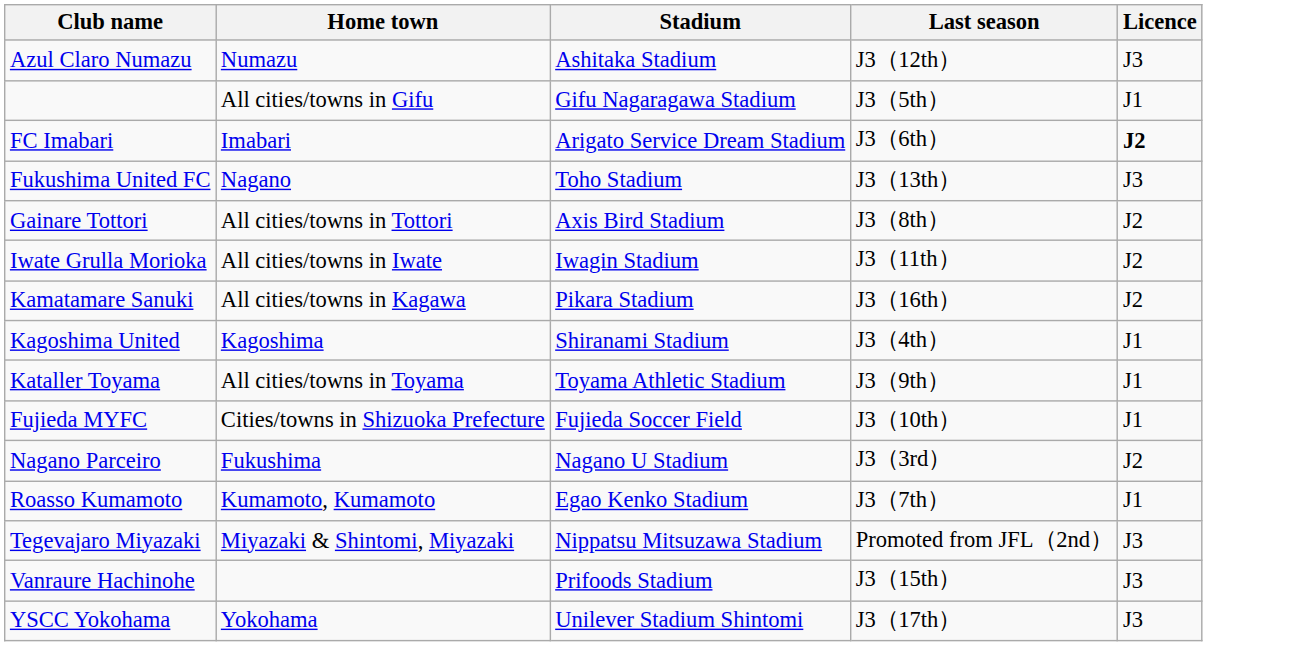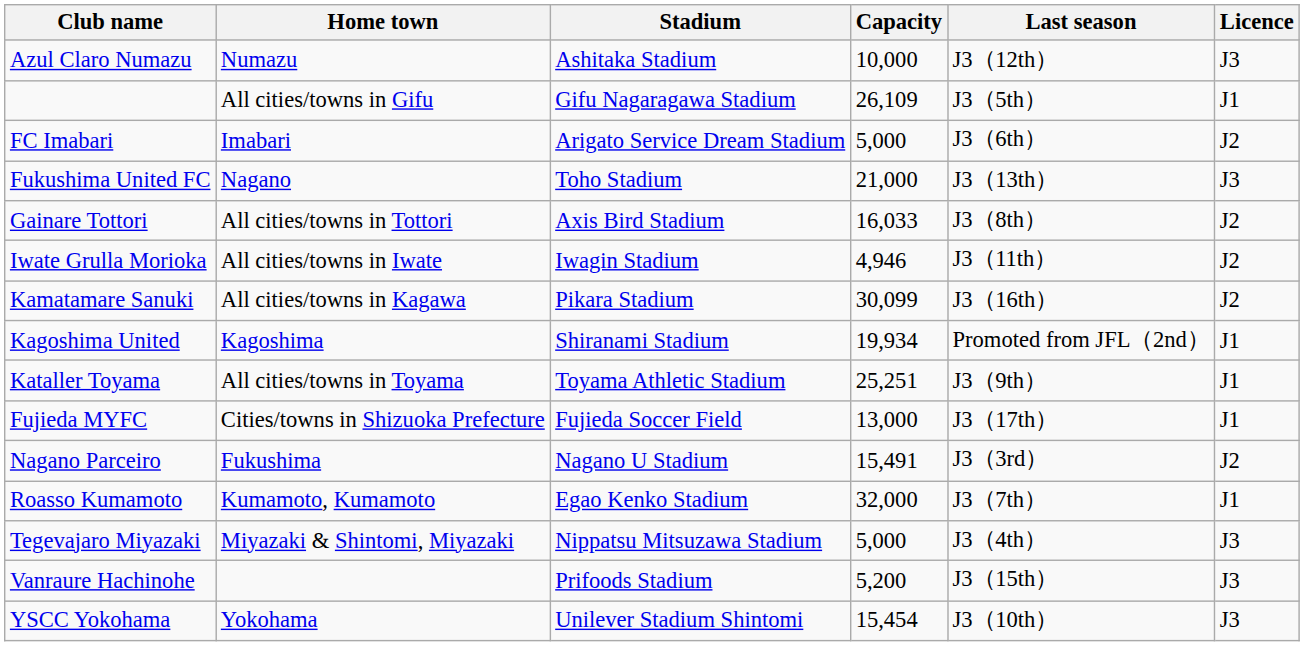+ column: (899, 22)
(1134, 140) bold -> (1230, 140) normal
(903, 339) J3（4th） -> (1081, 339) Promoted from JFL（2nd）
(908, 419) J3（10th） -> (1005, 419) J3（17th）
(984, 539) Promoted from JFL（2nd） -> (1000, 539) J3（4th）
(908, 619) J3（17th） -> (1005, 619) J3（10th）
